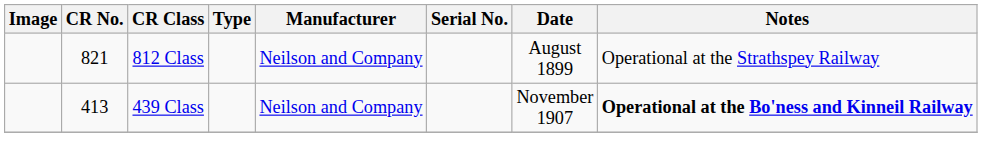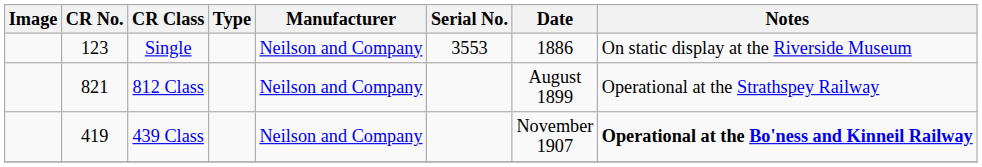+ row: (168, 47)
(95, 107) 413 -> (95, 136) 419
